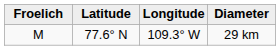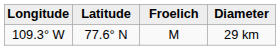columns swapped: (38, 14) <-> (174, 14)
